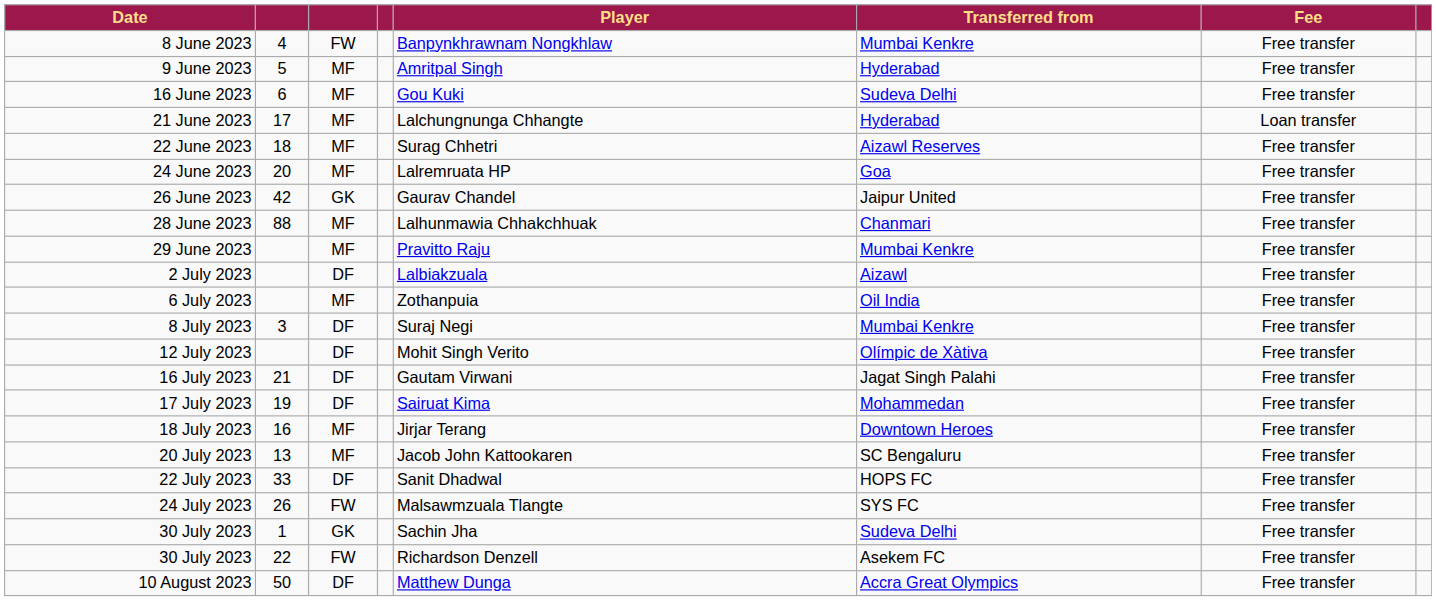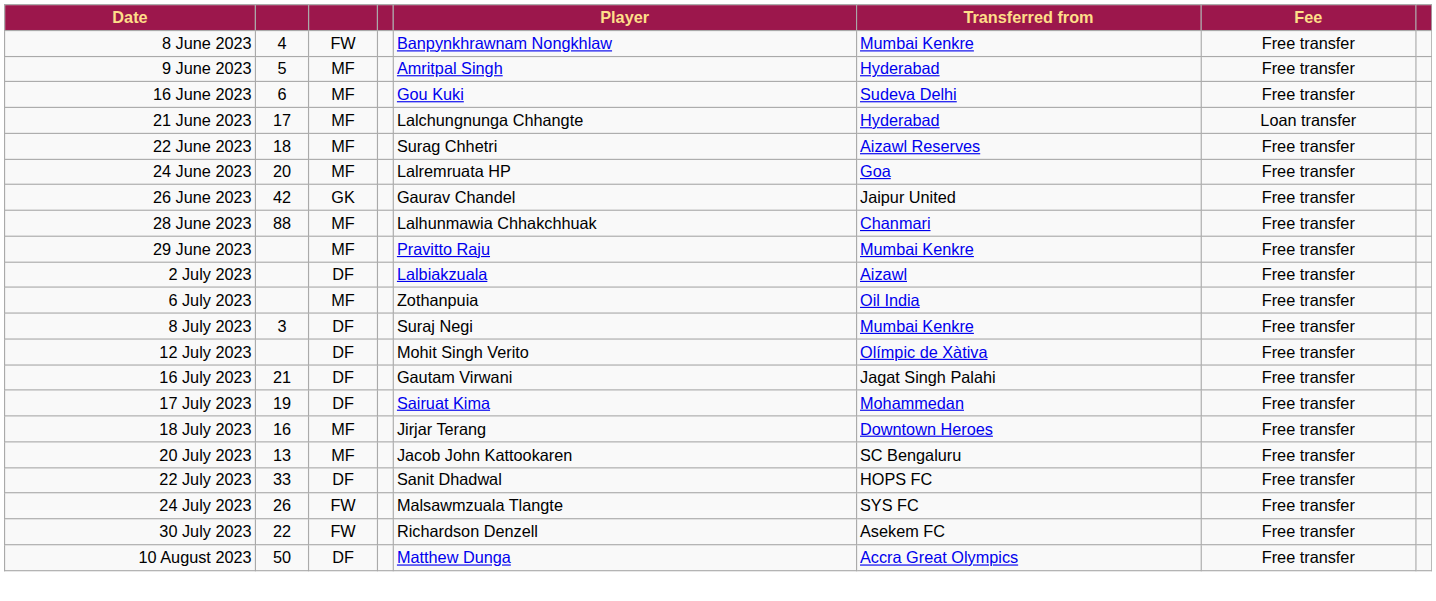- row: (205, 532)
